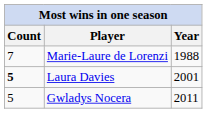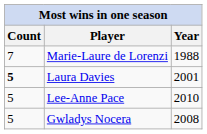+ row: (86, 98)
(186, 98) 2011 -> (186, 119) 2008
